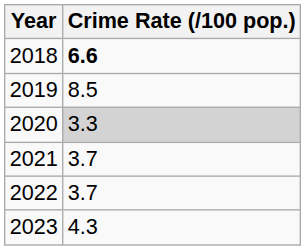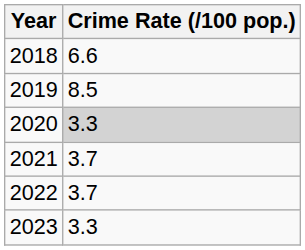(83, 55) bold -> (83, 55) normal
(83, 227) 4.3 -> (83, 227) 3.3
